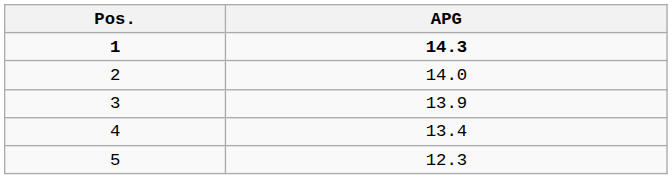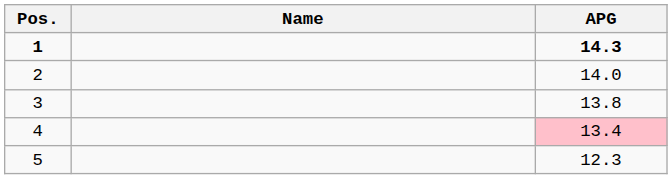+ column: (303, 19)
(446, 103) 13.9 -> (601, 103) 13.8
(446, 131) no background -> (601, 131) pink background
